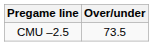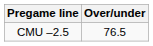(115, 31) 73.5 -> (115, 31) 76.5
